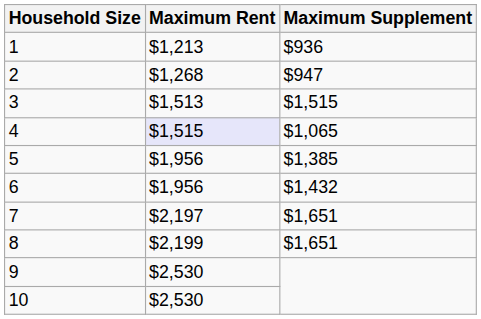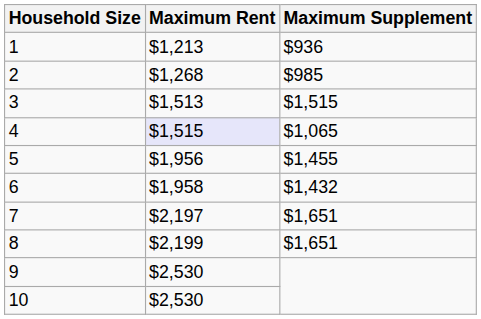(303, 74) $947 -> (303, 74) $985
(311, 159) $1,385 -> (311, 159) $1,455
(176, 187) $1,956 -> (176, 187) $1,958
